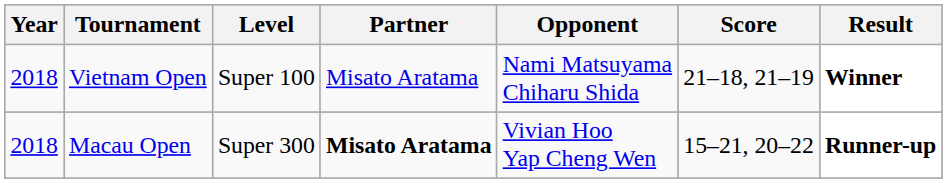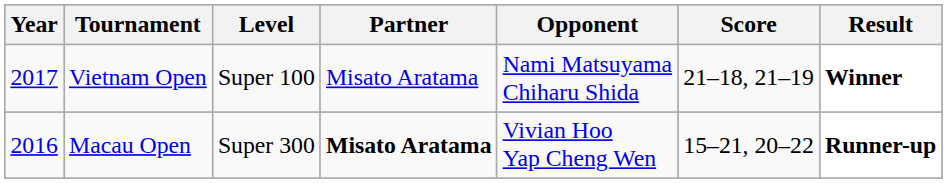(34, 77) 2018 -> (34, 77) 2017
(34, 144) 2018 -> (34, 144) 2016
